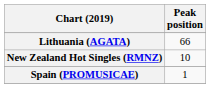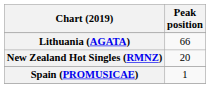(185, 58) 10 -> (185, 58) 20
